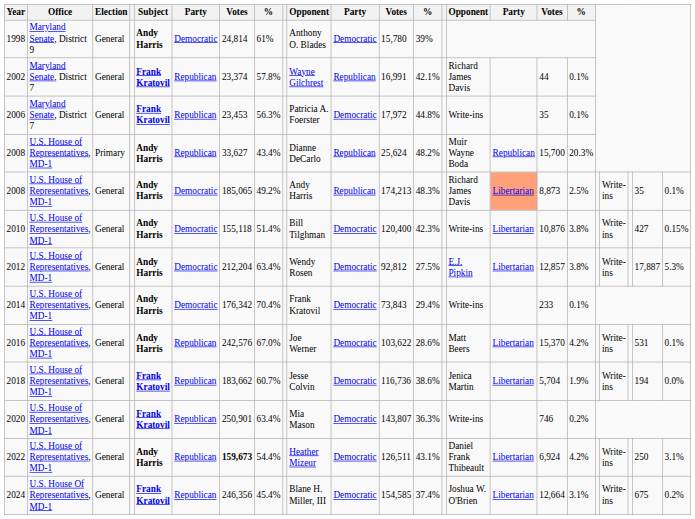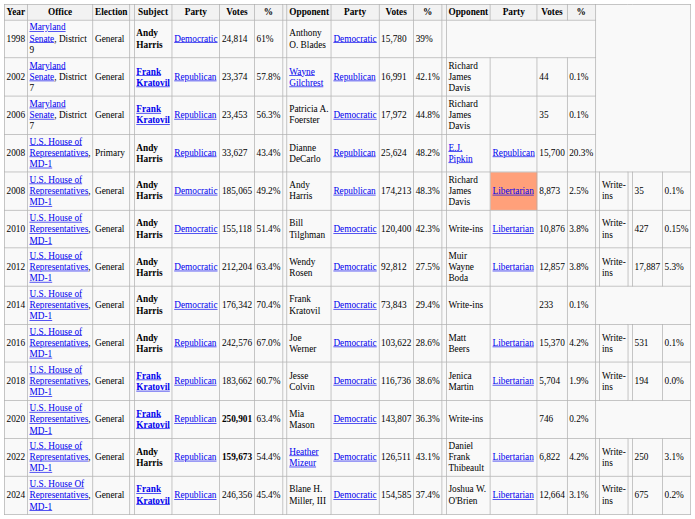(466, 115) Write-ins -> (463, 115) Richard James Davis
(461, 153) Muir Wayne Boda -> (461, 153) E.J. Pipkin
(461, 267) E.J. Pipkin -> (461, 267) Muir Wayne Boda
(237, 419) normal -> (237, 419) bold
(550, 457) 6,924 -> (550, 457) 6,822
